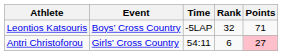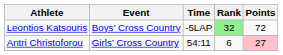(229, 28) no background -> (229, 28) lightgreen background
(260, 28) 71 -> (260, 28) 72
